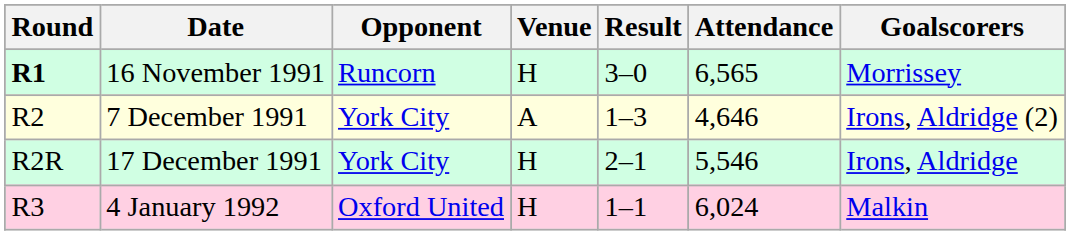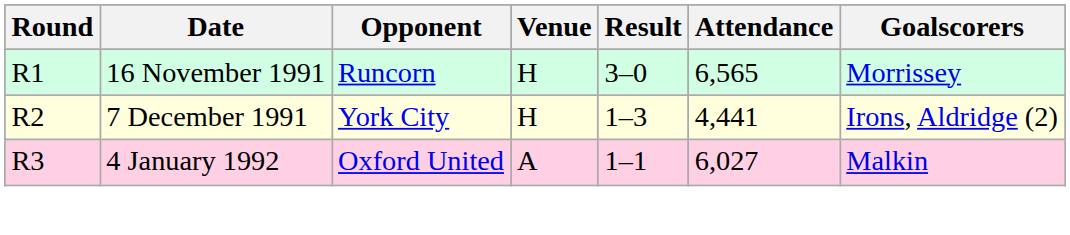(29, 71) bold -> (28, 71) normal
(527, 116) A -> (527, 116) H
(727, 116) 4,646 -> (727, 116) 4,441
- row: (214, 161)
(527, 206) H -> (527, 161) A
(727, 206) 6,024 -> (727, 161) 6,027
